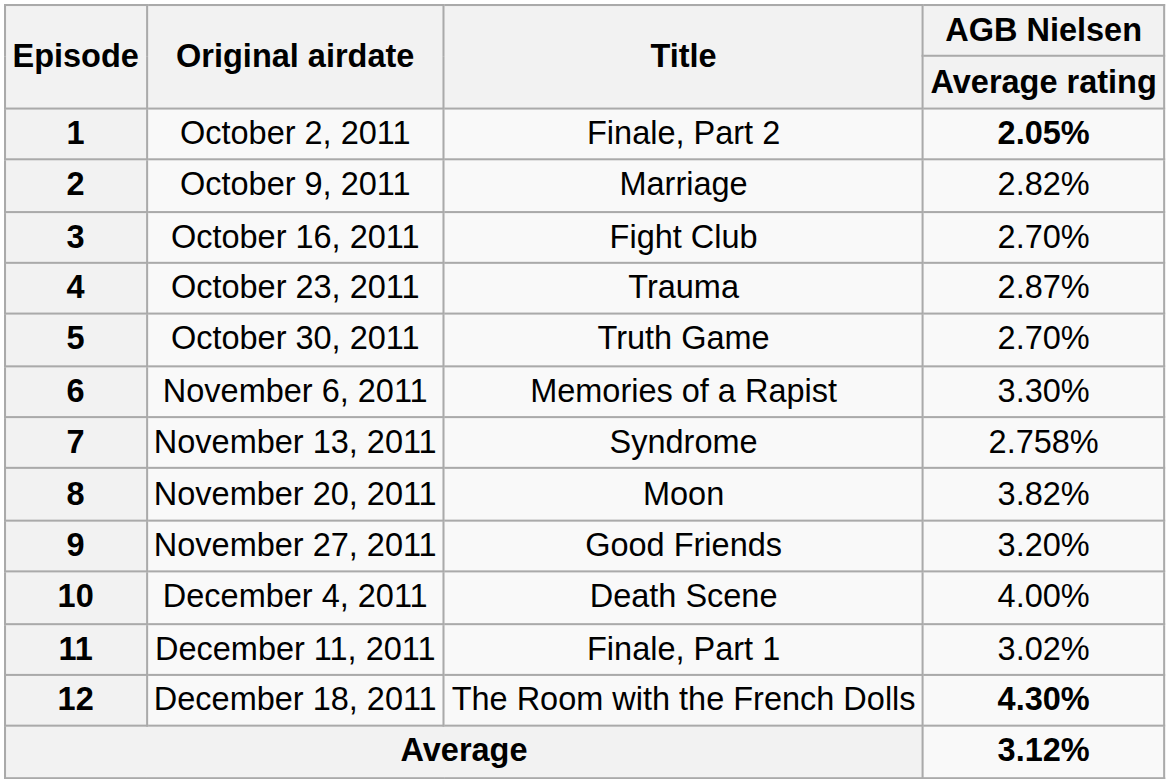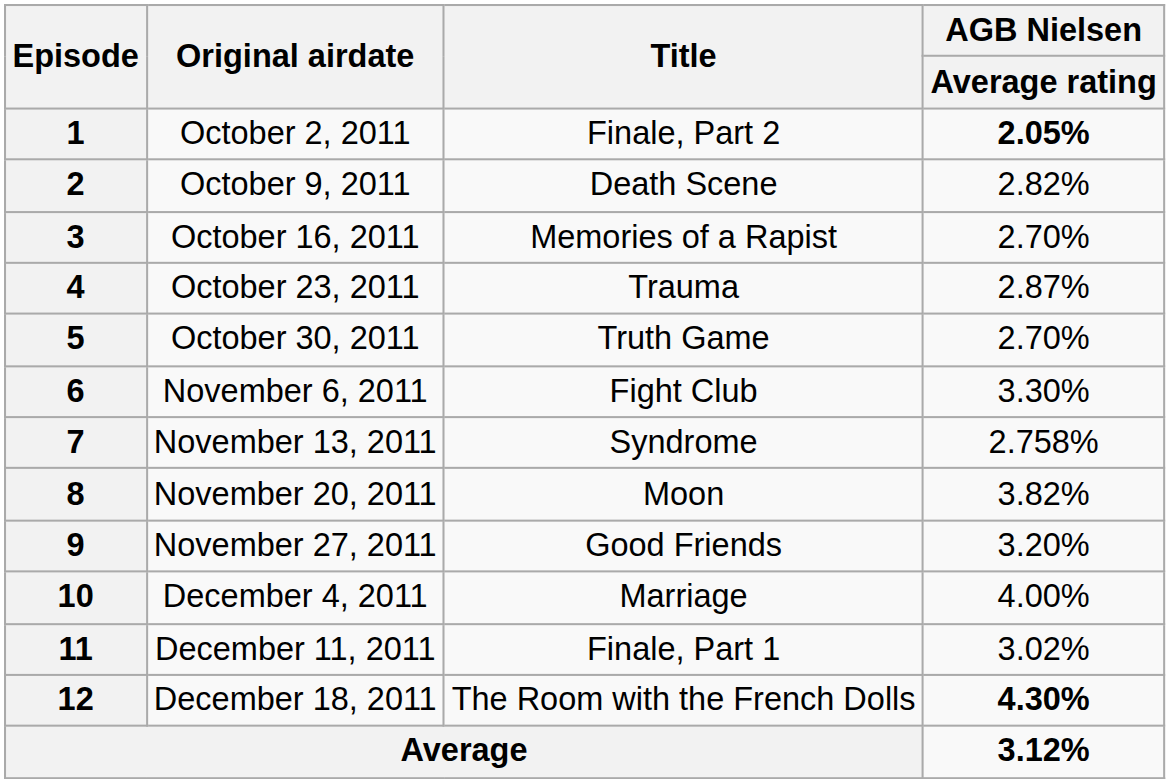(684, 184) Marriage -> (684, 184) Death Scene
(684, 236) Fight Club -> (684, 236) Memories of a Rapist
(684, 390) Memories of a Rapist -> (684, 390) Fight Club
(684, 596) Death Scene -> (684, 596) Marriage
